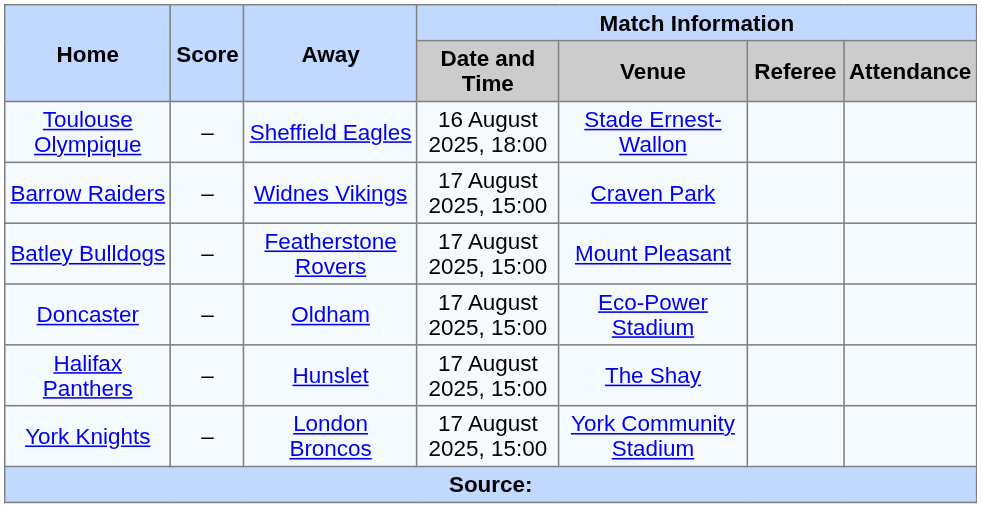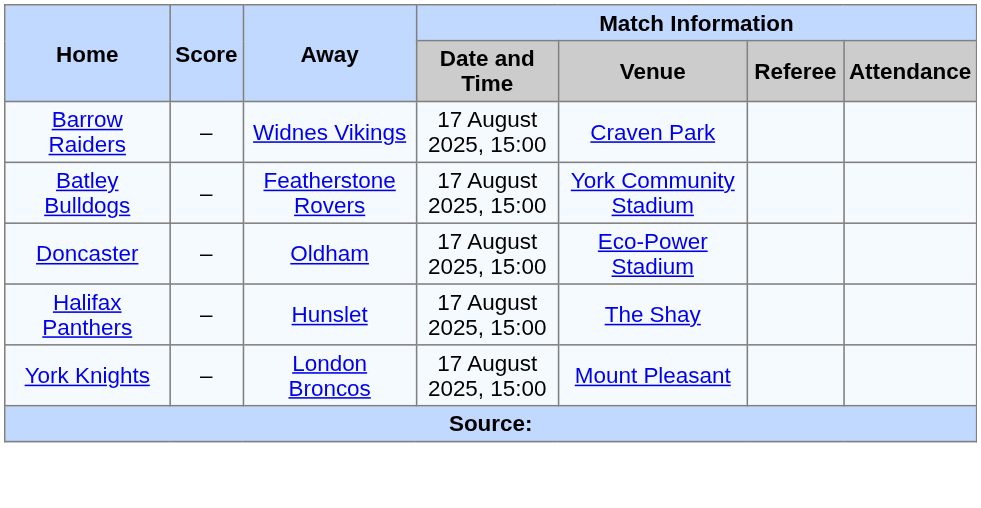- row: (88, 132)
(653, 254) Mount Pleasant -> (653, 193) York Community Stadium
(653, 436) York Community Stadium -> (653, 375) Mount Pleasant
